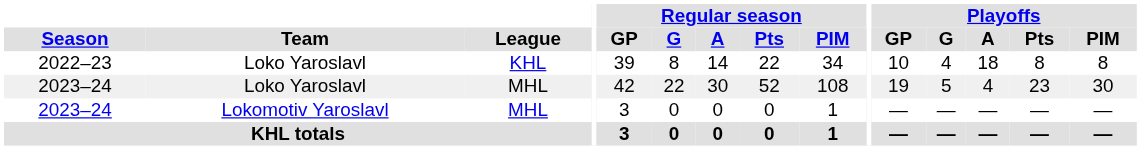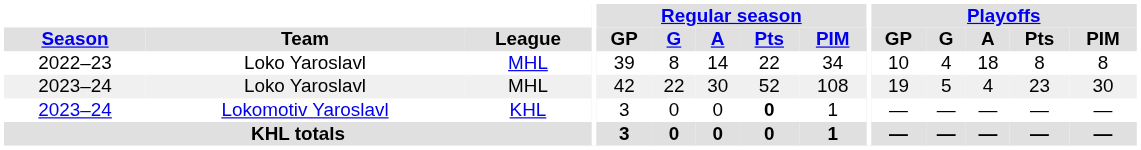(528, 62) KHL -> (528, 62) MHL
(528, 110) MHL -> (528, 110) KHL
(769, 110) normal -> (769, 110) bold
